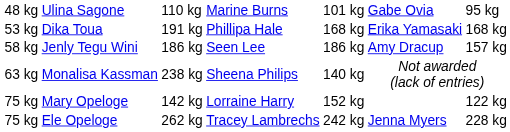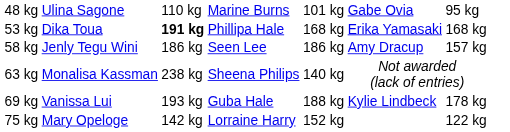(182, 29) normal -> (183, 29) bold
+ row: (77, 101)
- row: (80, 120)
